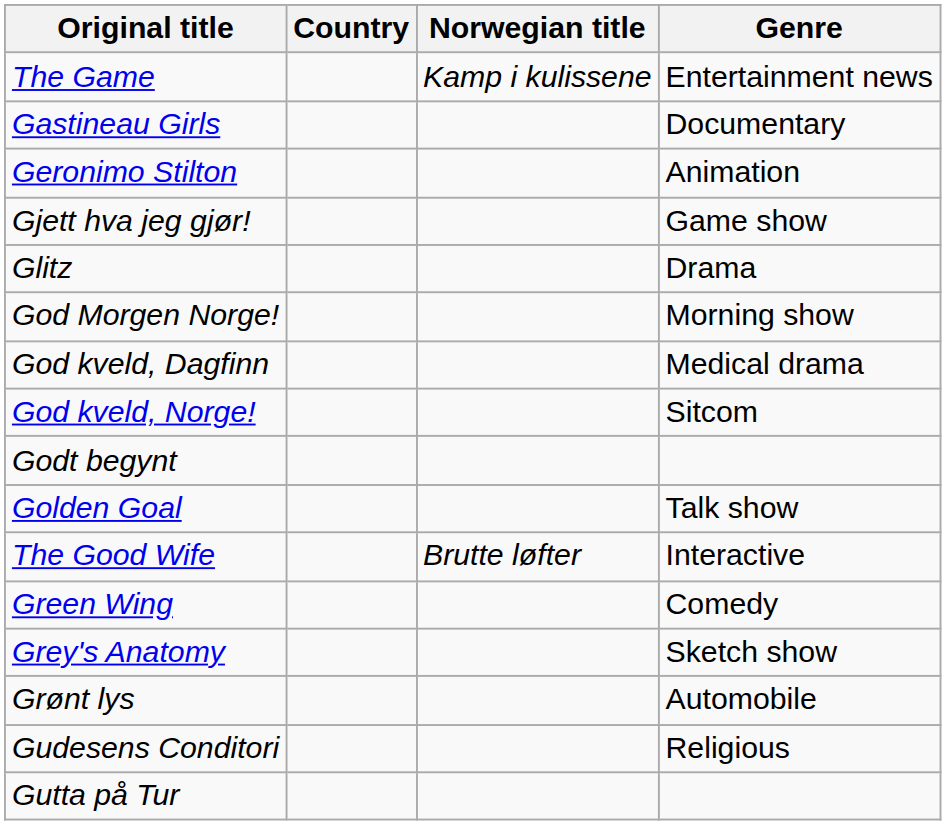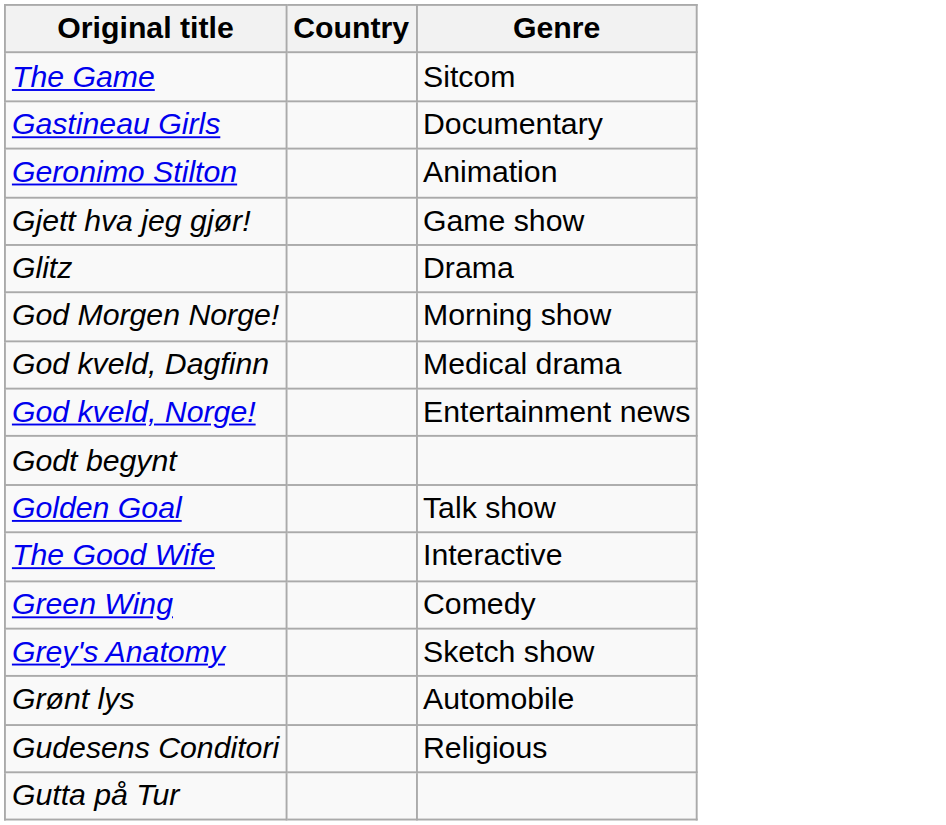- column: (537, 28)
(799, 76) Entertainment news -> (469, 76) Sitcom
(712, 412) Sitcom -> (557, 412) Entertainment news
